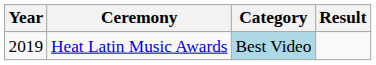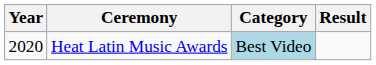(26, 45) 2019 -> (26, 45) 2020
